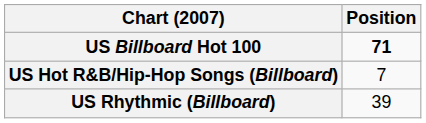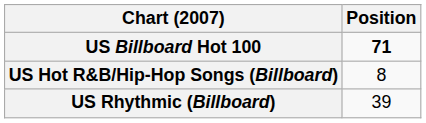(381, 74) 7 -> (381, 74) 8
